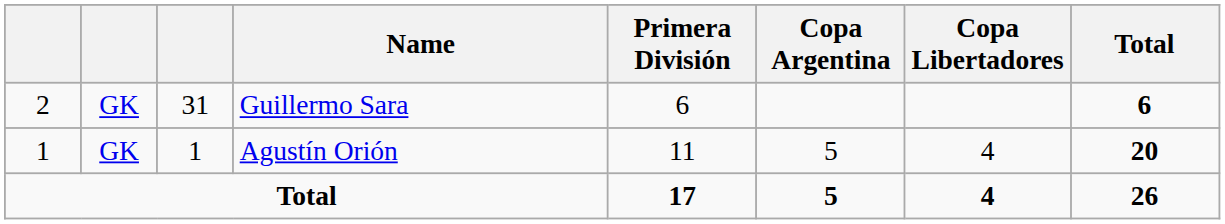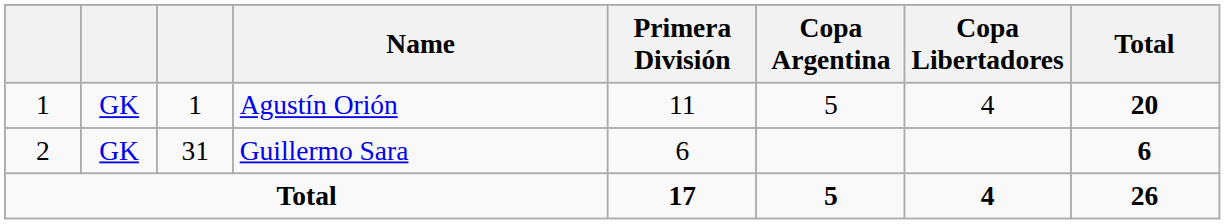rows swapped: (319, 150) <-> (324, 105)
